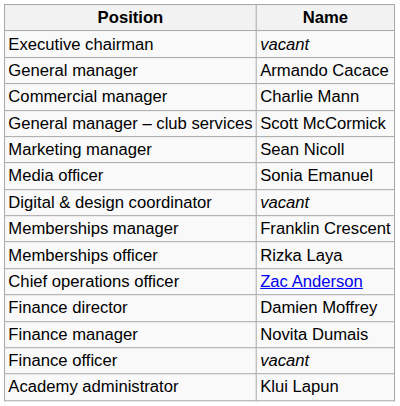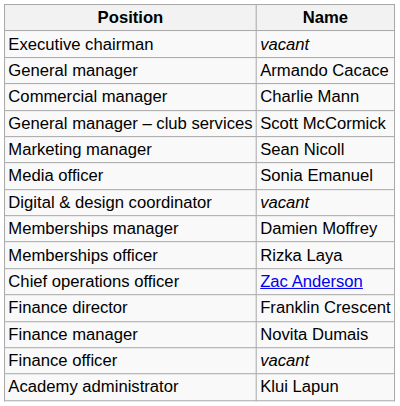(325, 228) Franklin Crescent -> (319, 228) Damien Moffrey
(319, 307) Damien Moffrey -> (325, 307) Franklin Crescent
